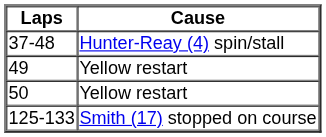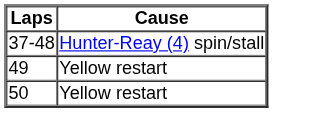- row: (42, 118)
